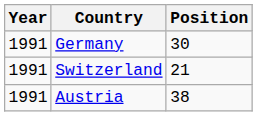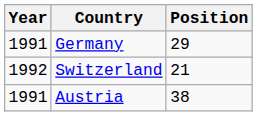(180, 44) 30 -> (180, 44) 29
(28, 71) 1991 -> (28, 71) 1992
